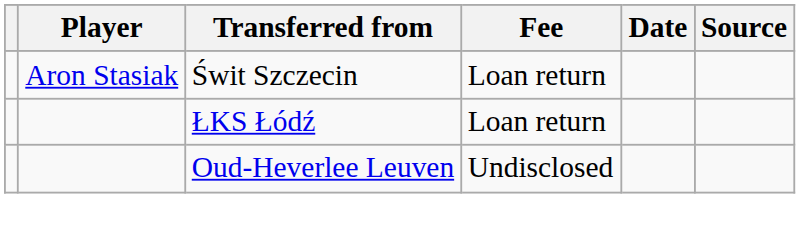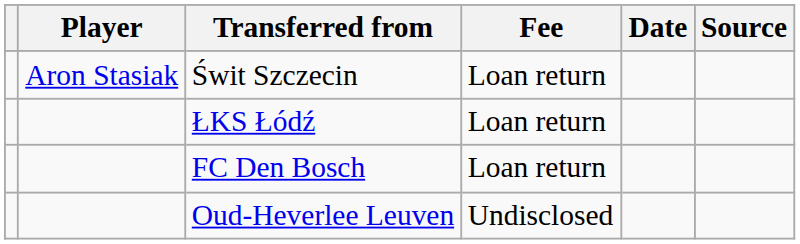+ row: (278, 167)
